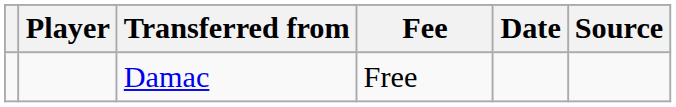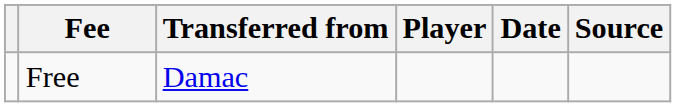columns swapped: (68, 28) <-> (425, 28)
